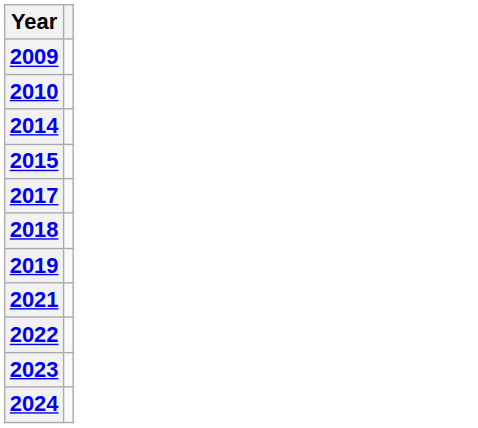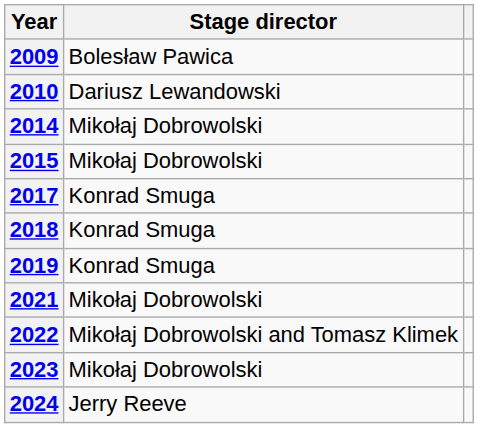+ column: (263, 21)
